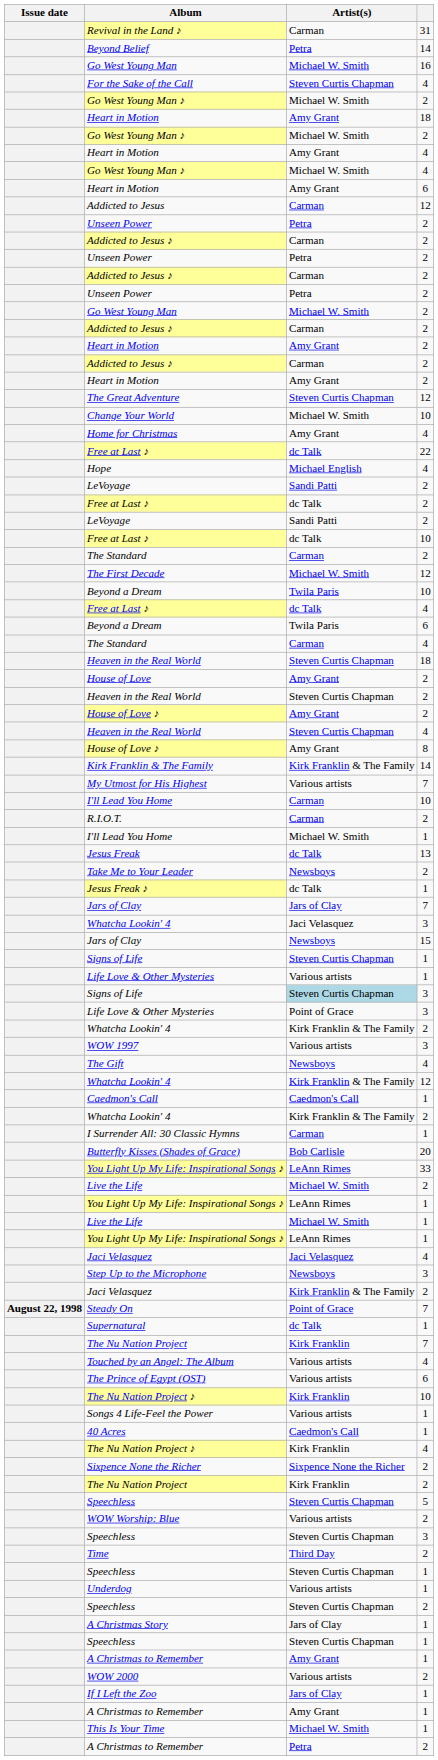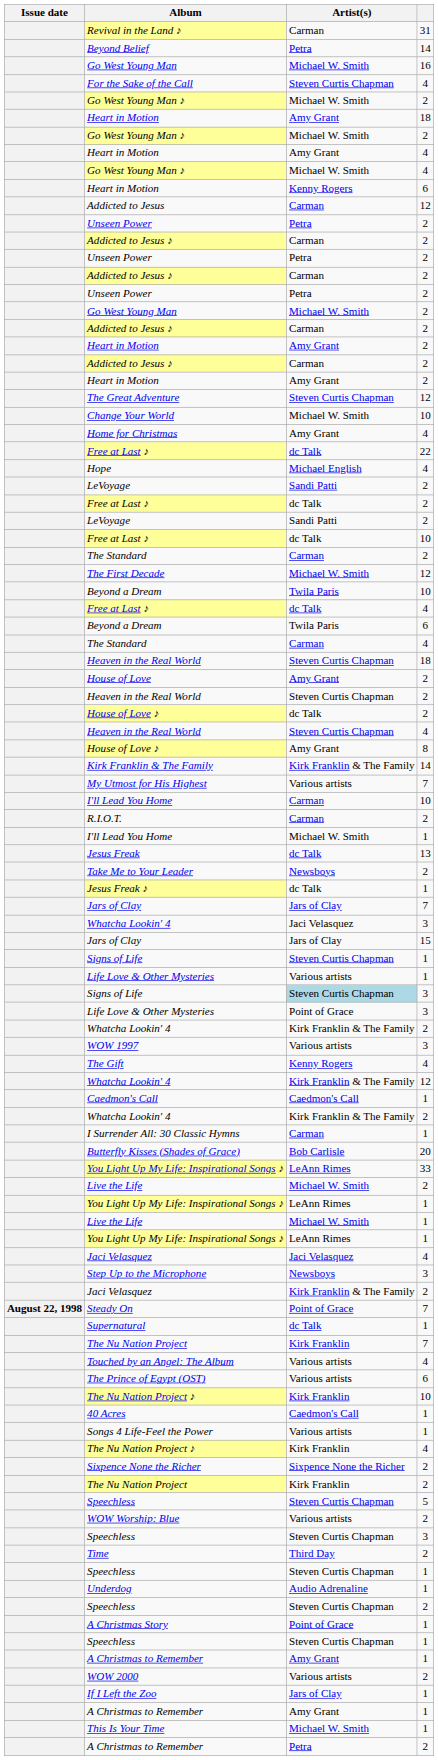(314, 188) Amy Grant -> (321, 188) Kenny Rogers
(314, 713) Amy Grant -> (305, 713) dc Talk
(312, 941) Newsboys -> (315, 941) Jars of Clay
(312, 1063) Newsboys -> (321, 1063) Kenny Rogers
rows swapped: (150, 1413) <-> (106, 1431)
(320, 1589) Various artists -> (328, 1589) Audio Adrenaline
(315, 1624) Jars of Clay -> (321, 1624) Point of Grace
